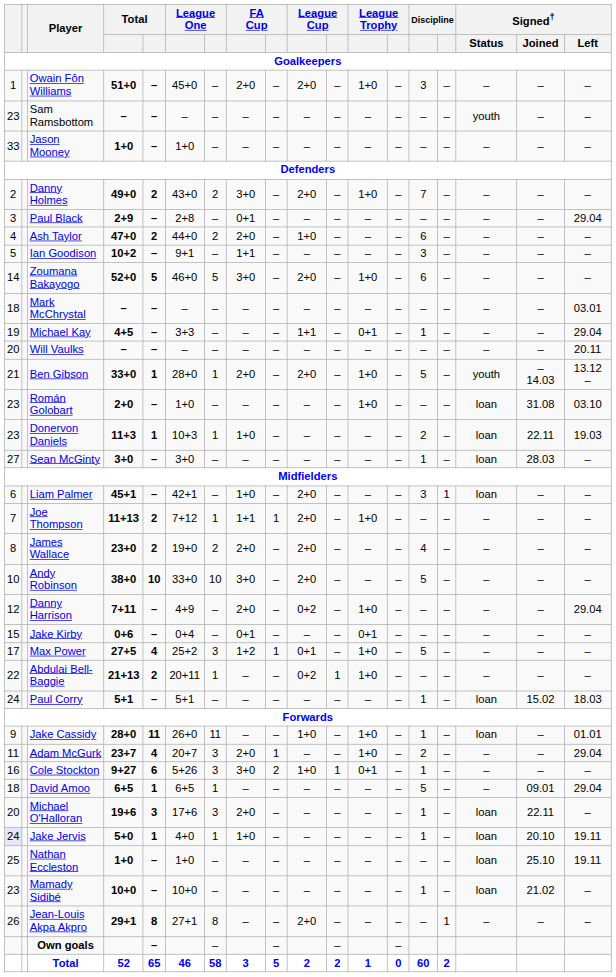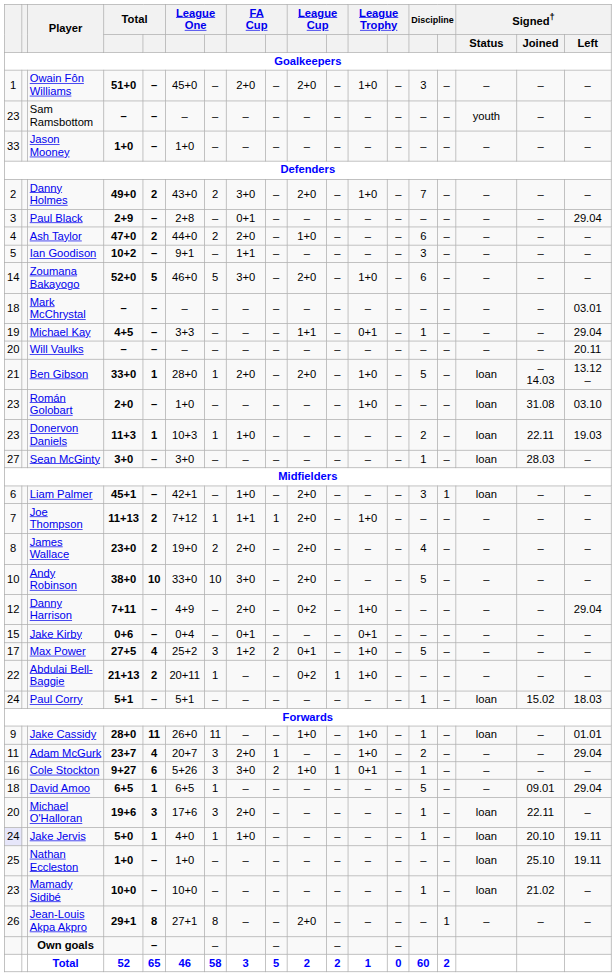(486, 374) youth -> (486, 374) loan
(276, 651) 1 -> (276, 651) 2
